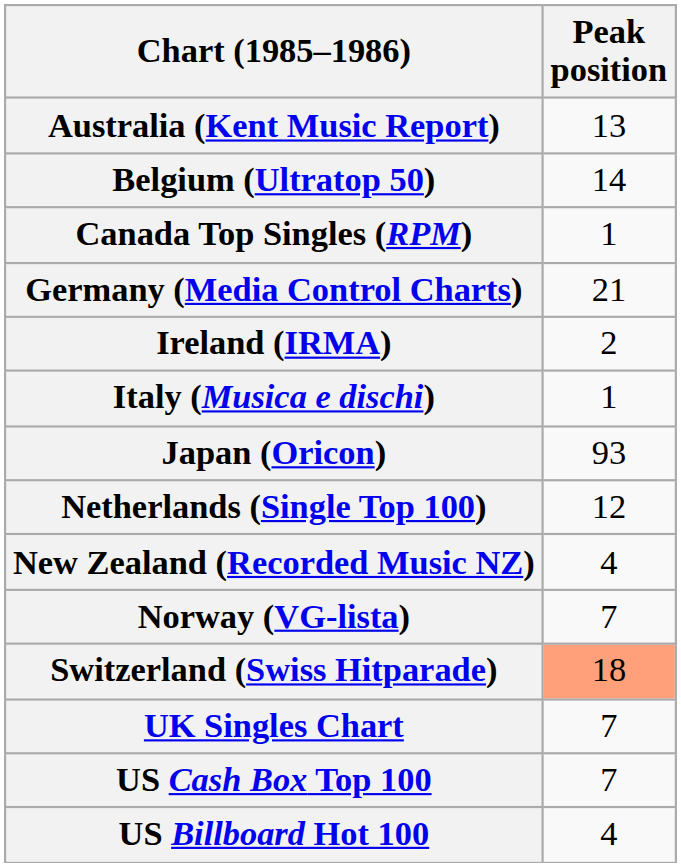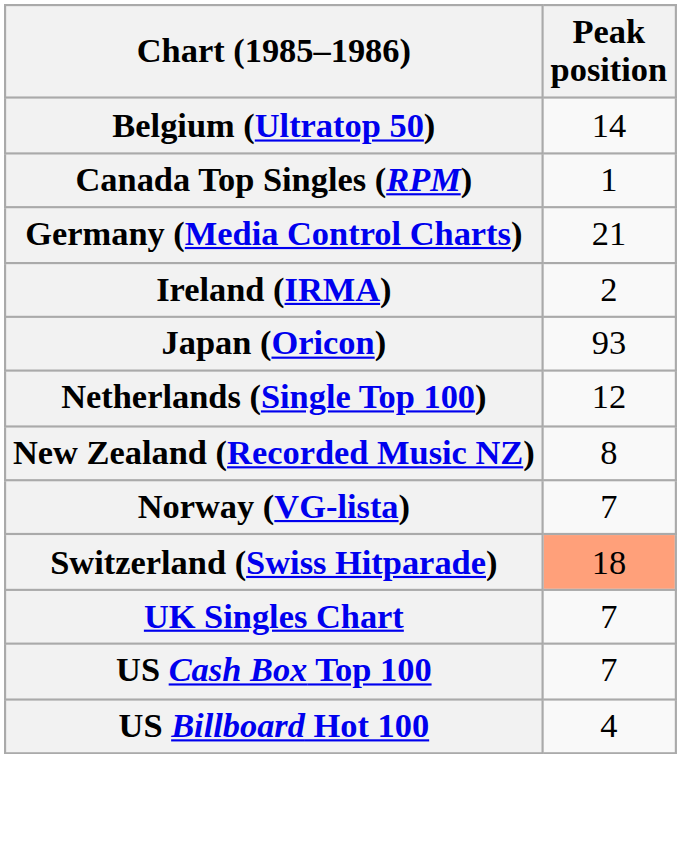- row: (274, 125)
- row: (274, 397)
(609, 561) 4 -> (609, 452) 8
